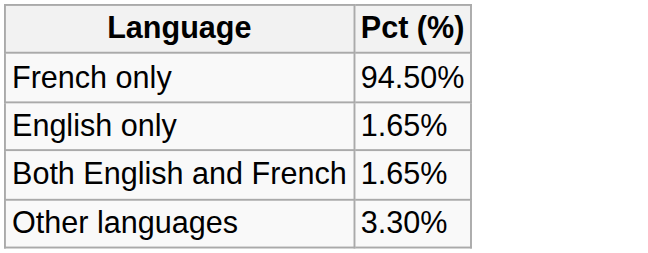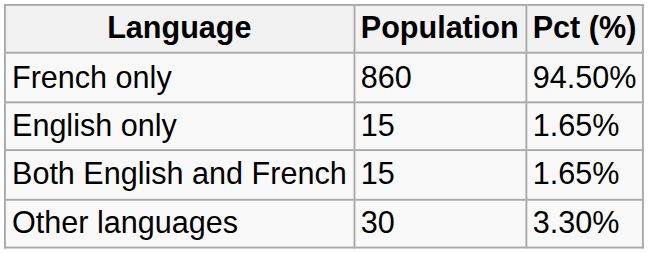+ column: (440, 28)
